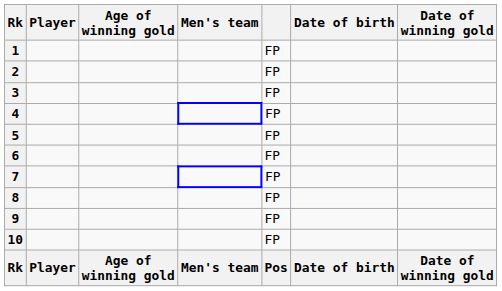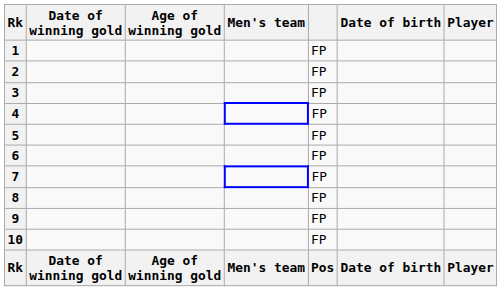columns swapped: (52, 22) <-> (447, 22)
